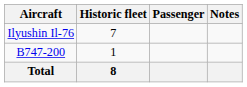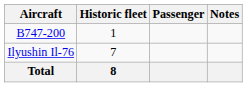rows swapped: (41, 52) <-> (41, 33)
